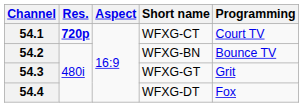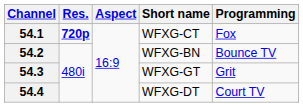(240, 33) Court TV -> (226, 33) Fox
(226, 92) Fox -> (240, 92) Court TV
